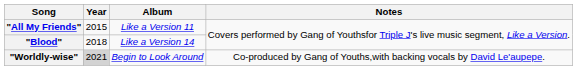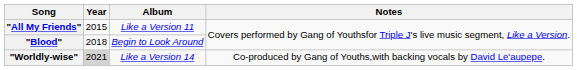(157, 42) Like a Version 14 -> (157, 42) Begin to Look Around
(157, 57) Begin to Look Around -> (157, 57) Like a Version 14
